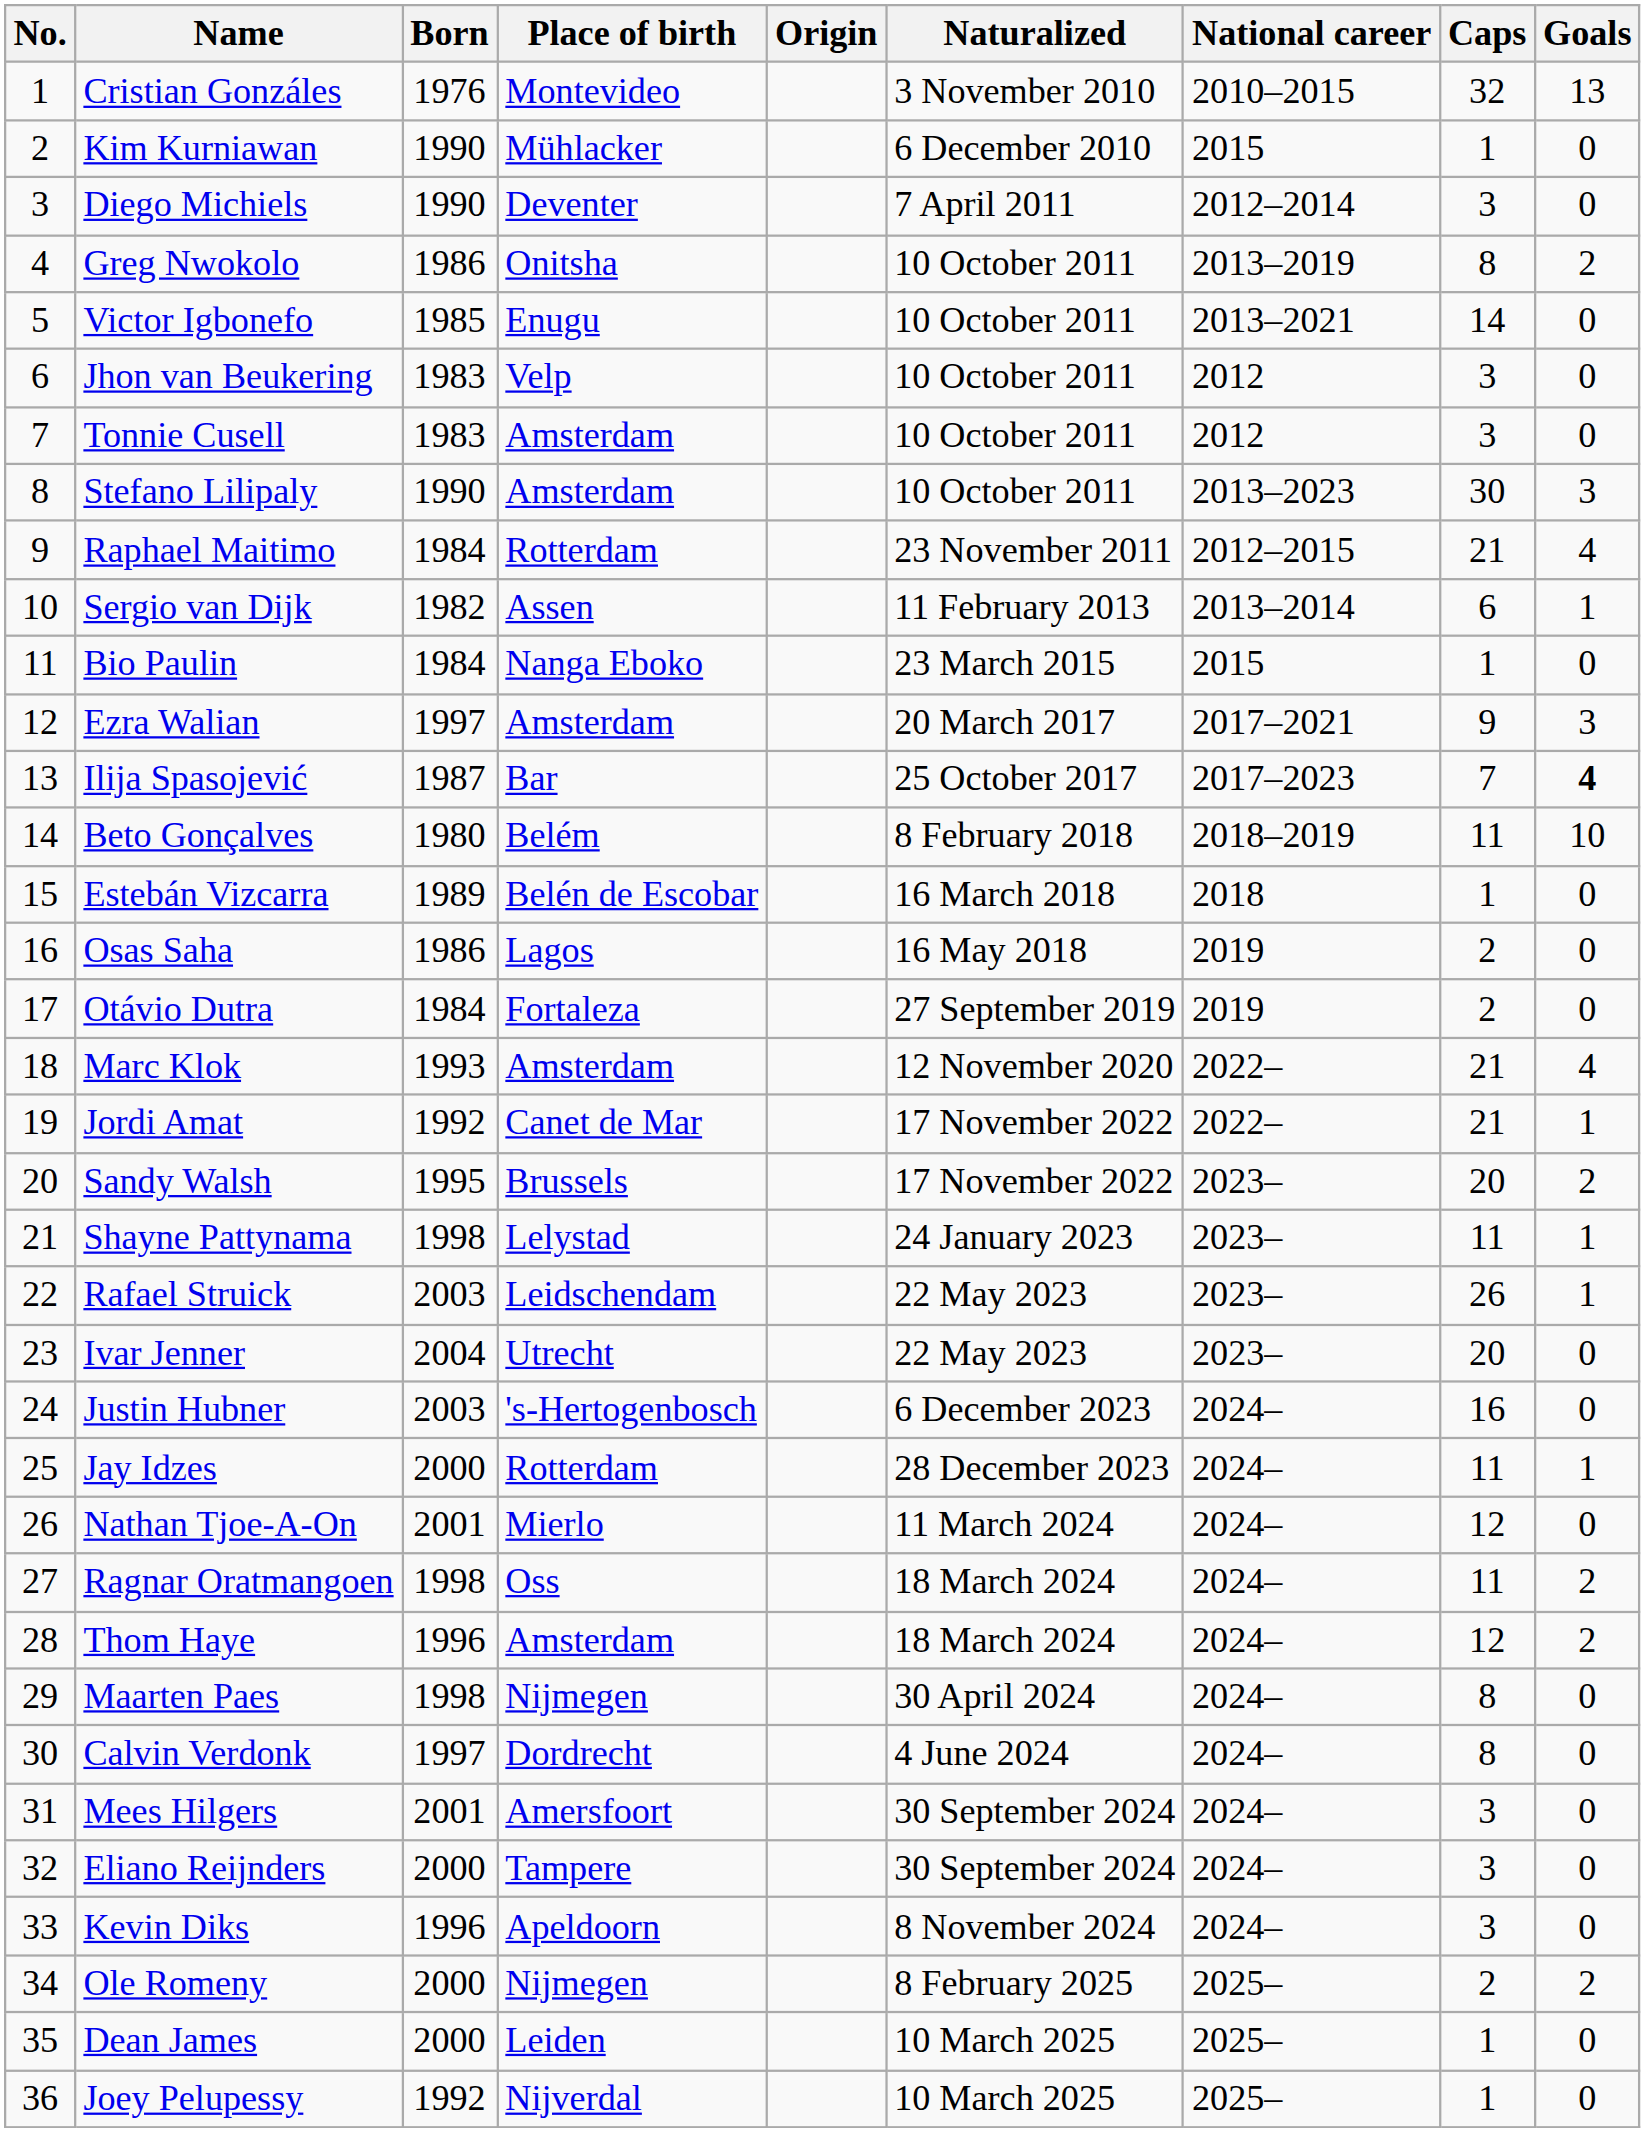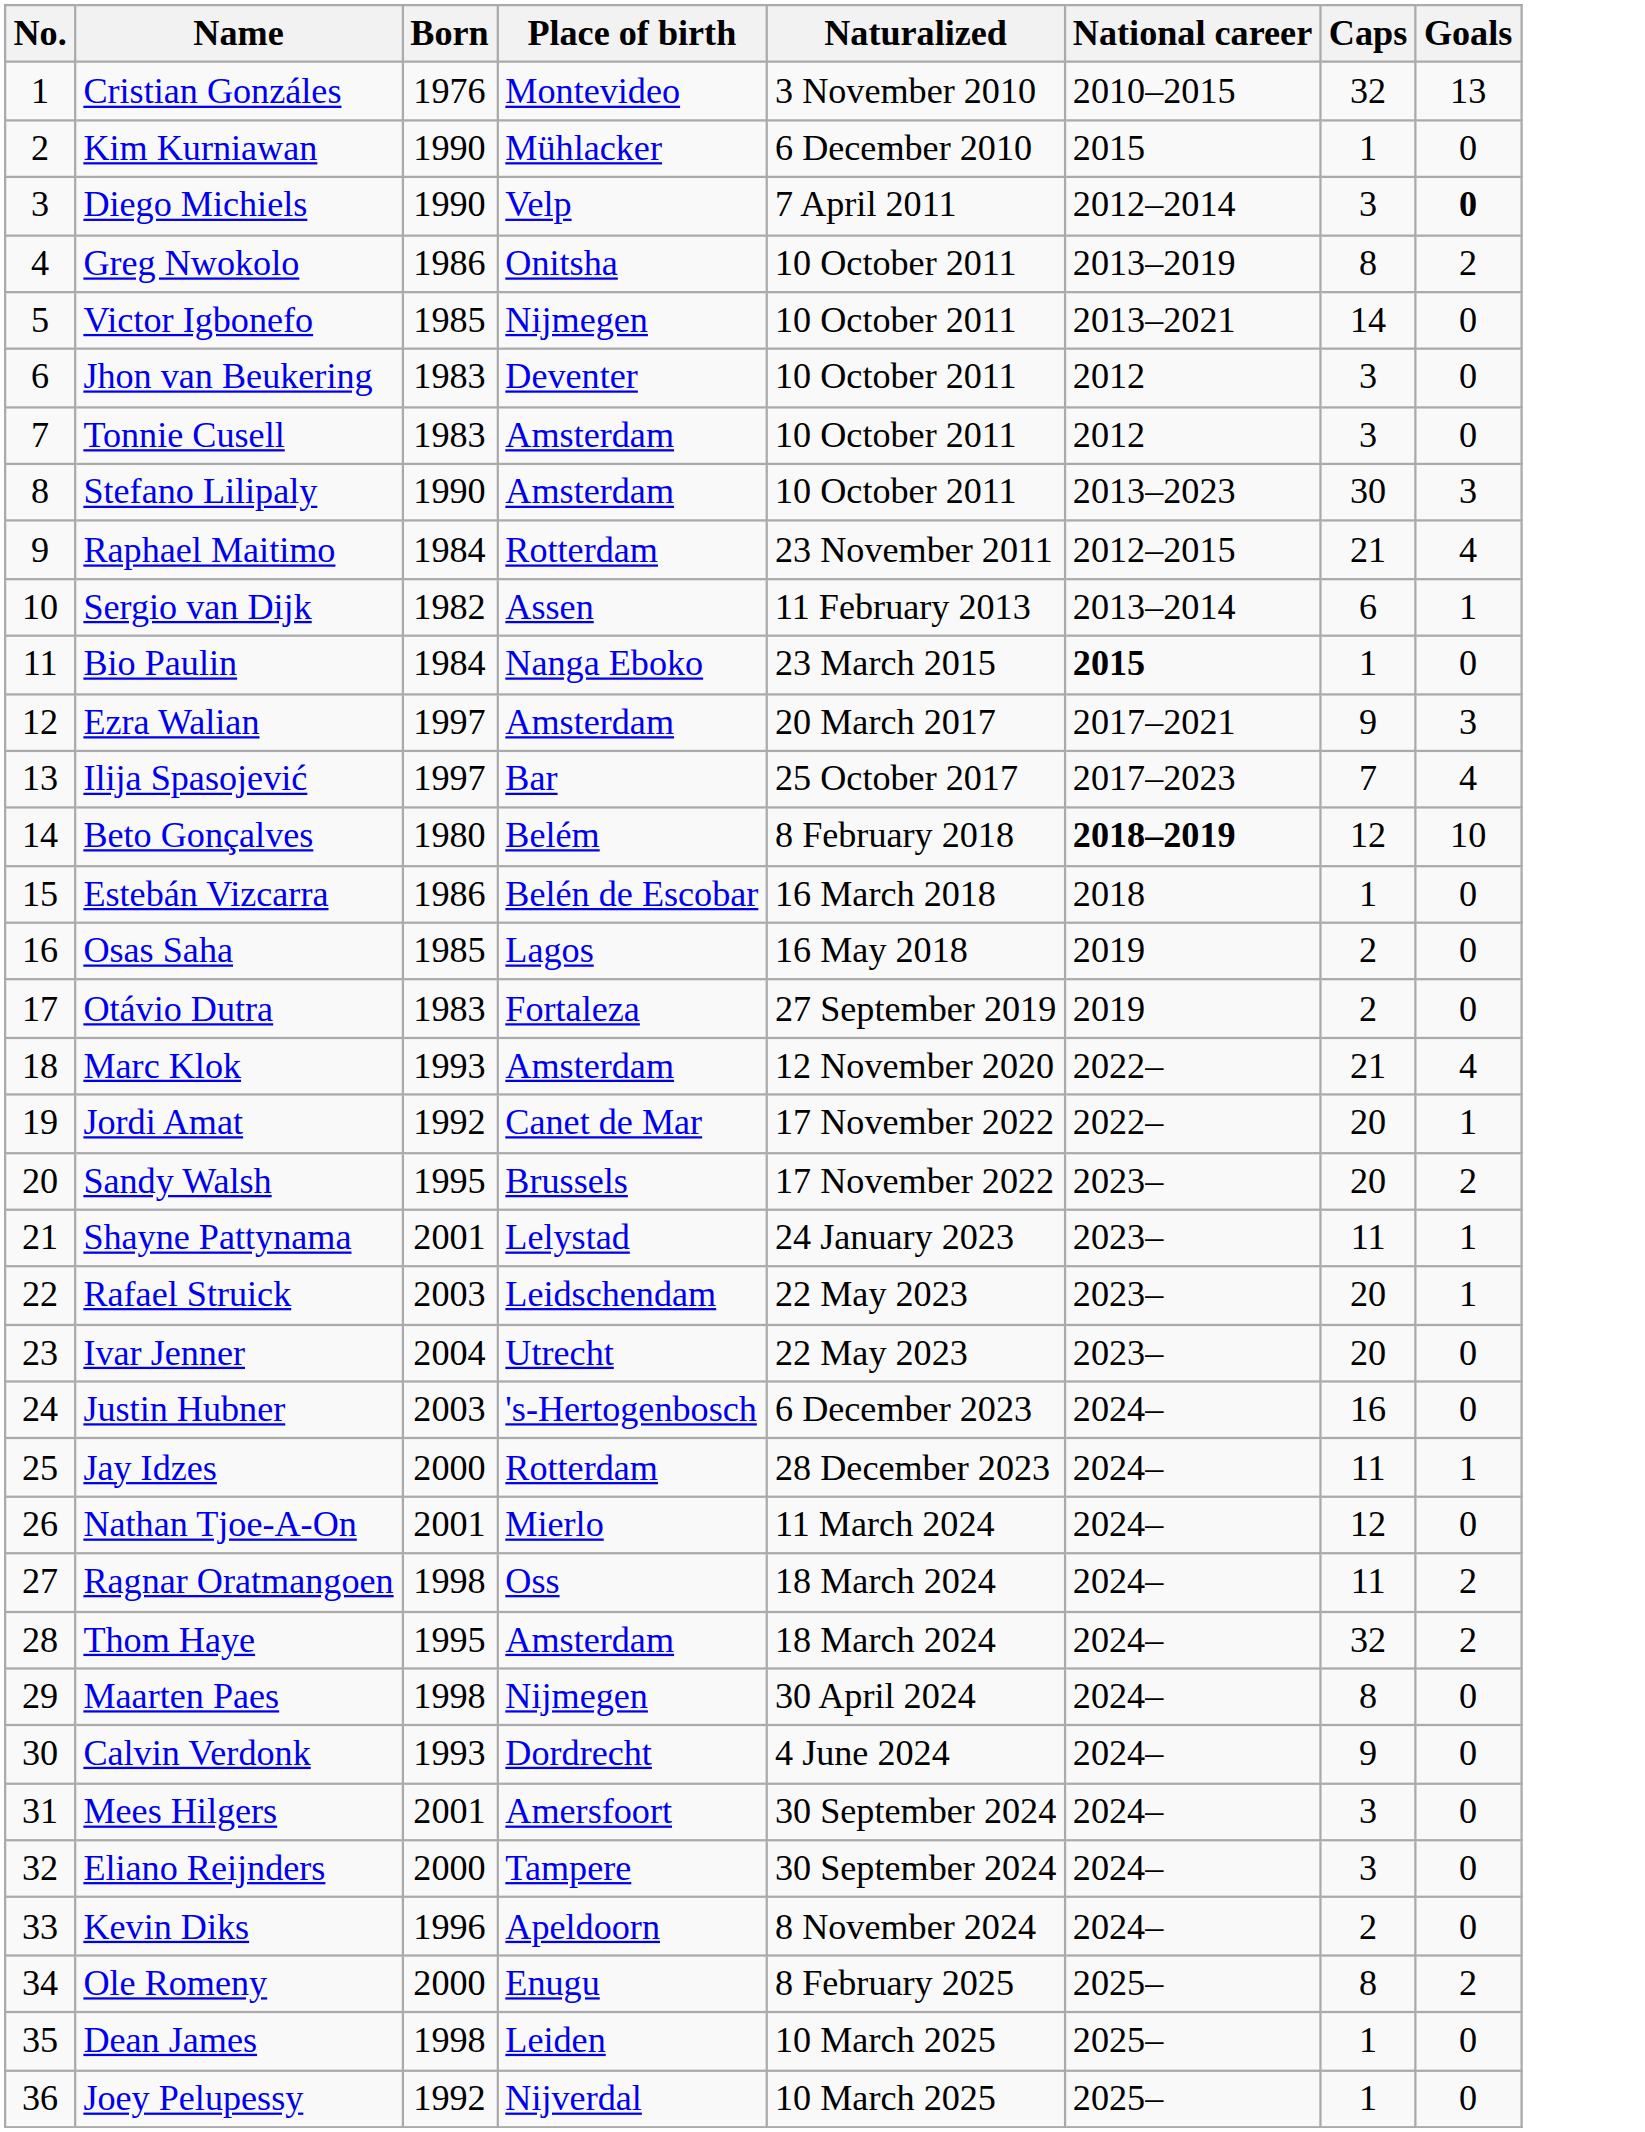- column: (826, 33)
(572, 205) Deventer -> (538, 205) Velp
(1587, 205) normal -> (1468, 205) bold
(553, 319) Enugu -> (577, 319) Nijmegen
(538, 377) Velp -> (572, 377) Deventer
(1228, 663) normal -> (1109, 663) bold
(449, 778) 1987 -> (449, 778) 1997
(1587, 778) bold -> (1468, 778) normal
(1273, 836) normal -> (1154, 836) bold
(1487, 836) 11 -> (1368, 836) 12
(449, 893) 1989 -> (449, 893) 1986
(449, 950) 1986 -> (449, 950) 1985
(449, 1008) 1984 -> (449, 1008) 1983
(1487, 1122) 21 -> (1368, 1122) 20
(449, 1237) 1998 -> (449, 1237) 2001
(1487, 1294) 26 -> (1368, 1294) 20
(449, 1638) 1996 -> (449, 1638) 1995
(1487, 1638) 12 -> (1368, 1638) 32
(449, 1753) 1997 -> (449, 1753) 1993
(1487, 1753) 8 -> (1368, 1753) 9
(1487, 1925) 3 -> (1368, 1925) 2
(577, 1982) Nijmegen -> (553, 1982) Enugu
(1487, 1982) 2 -> (1368, 1982) 8
(449, 2040) 2000 -> (449, 2040) 1998
